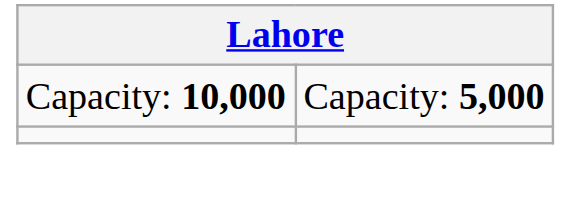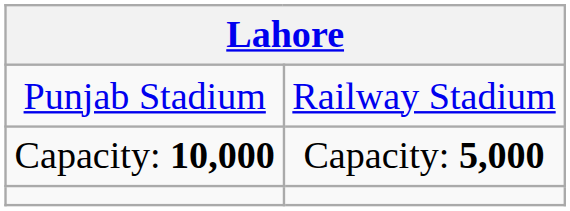+ row: (145, 95)
